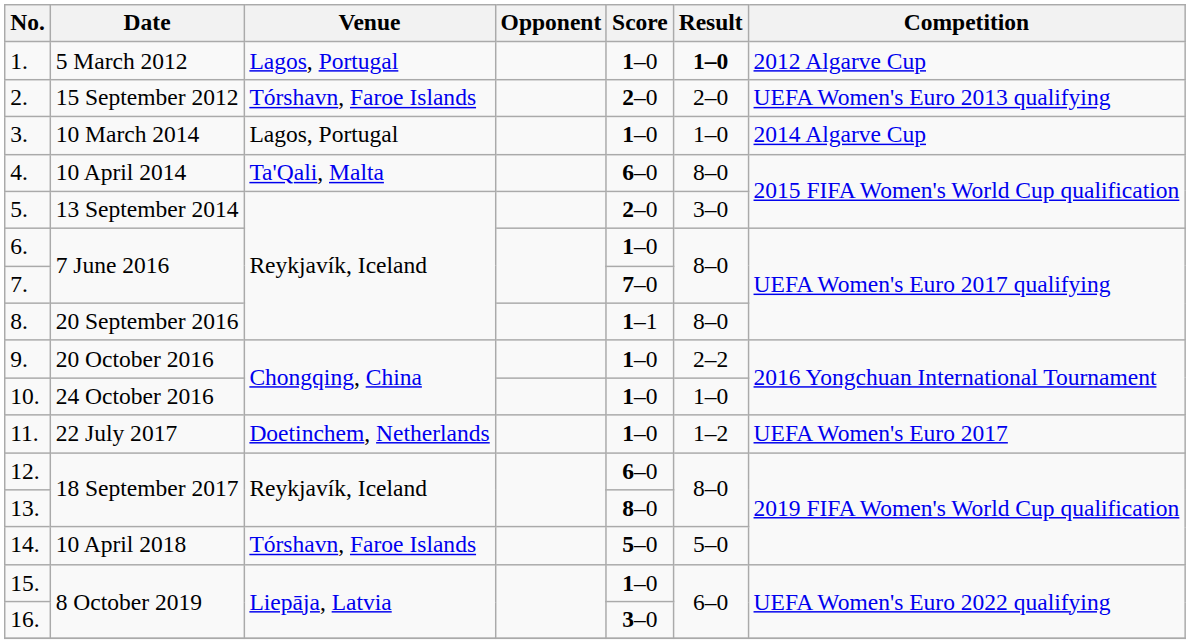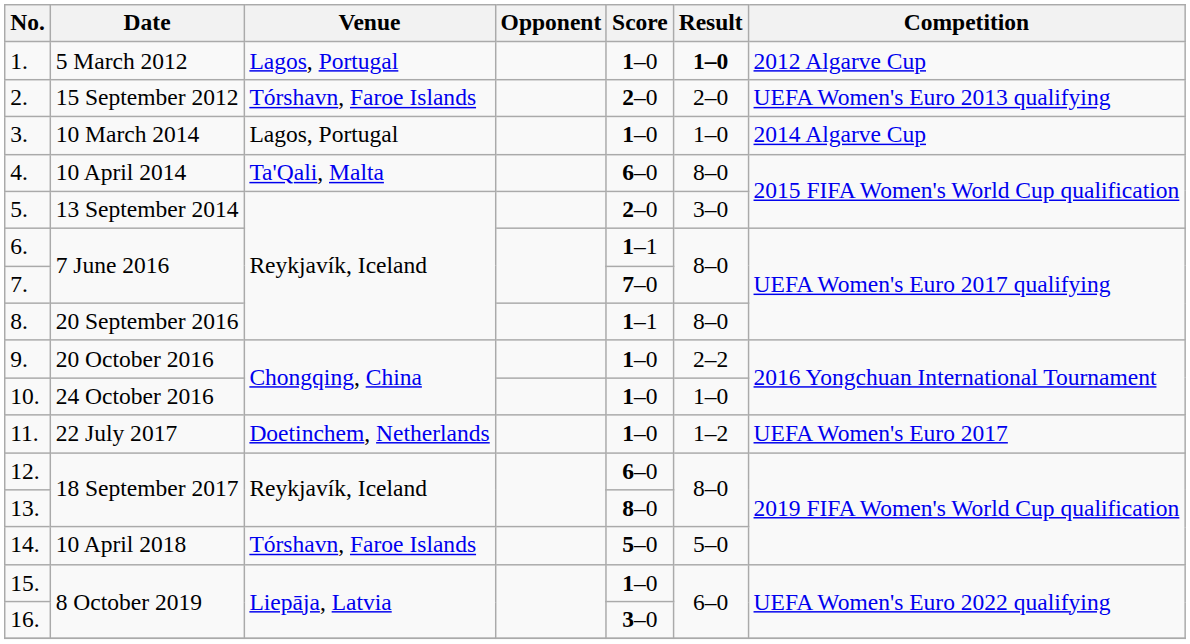(640, 246) 1–0 -> (640, 246) 1–1
